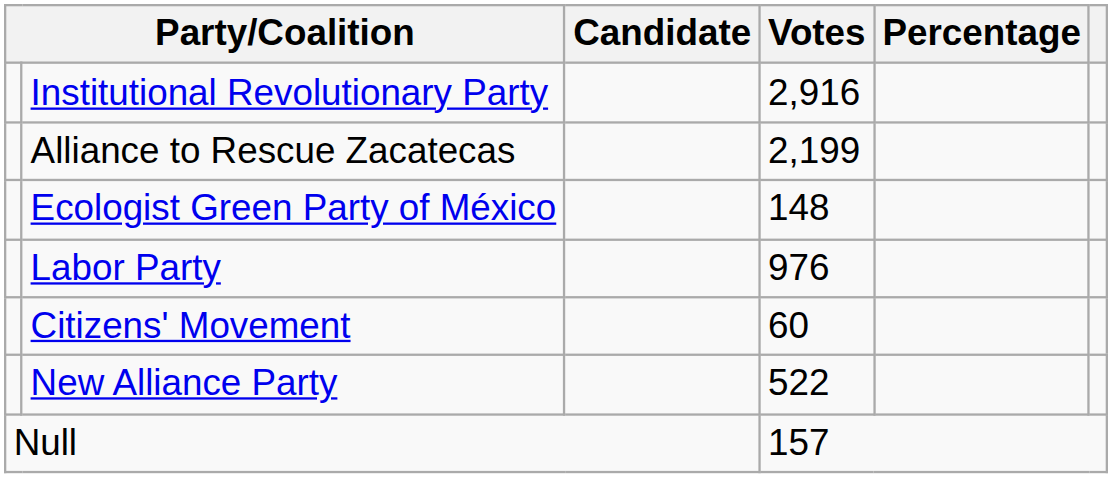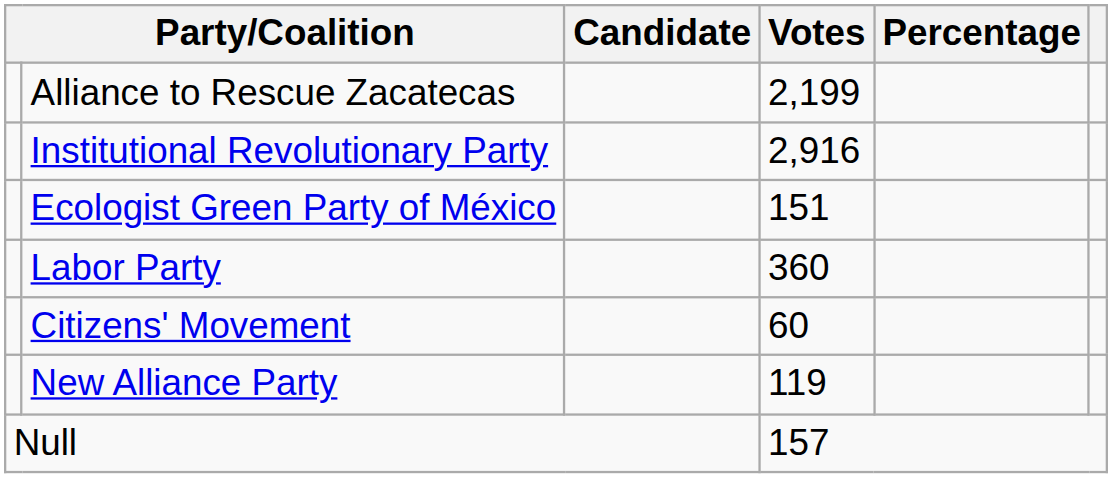rows swapped: (273, 150) <-> (289, 92)
(799, 208) 148 -> (799, 208) 151
(799, 267) 976 -> (799, 267) 360
(799, 383) 522 -> (797, 383) 119
